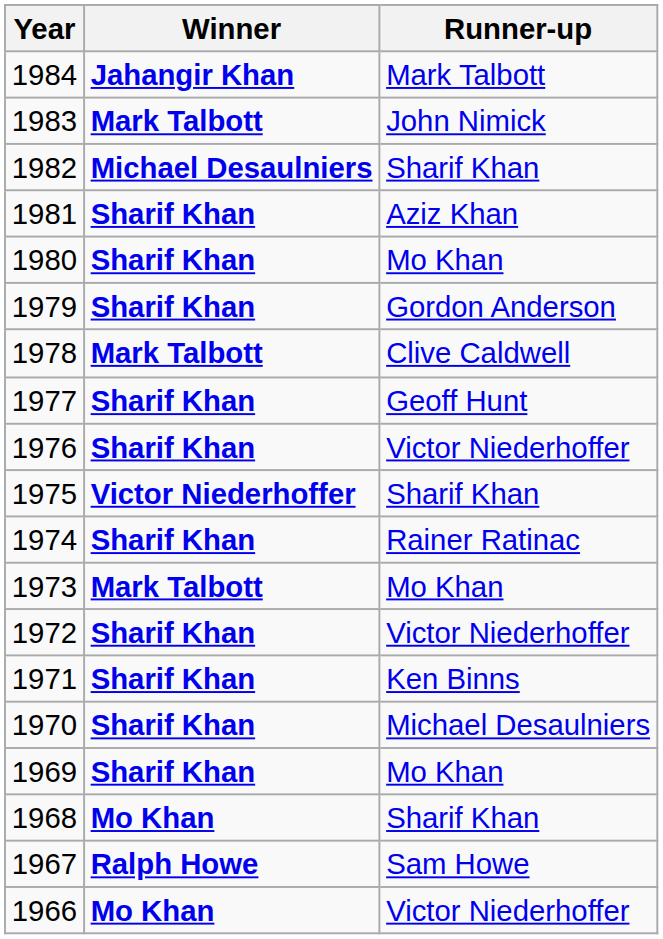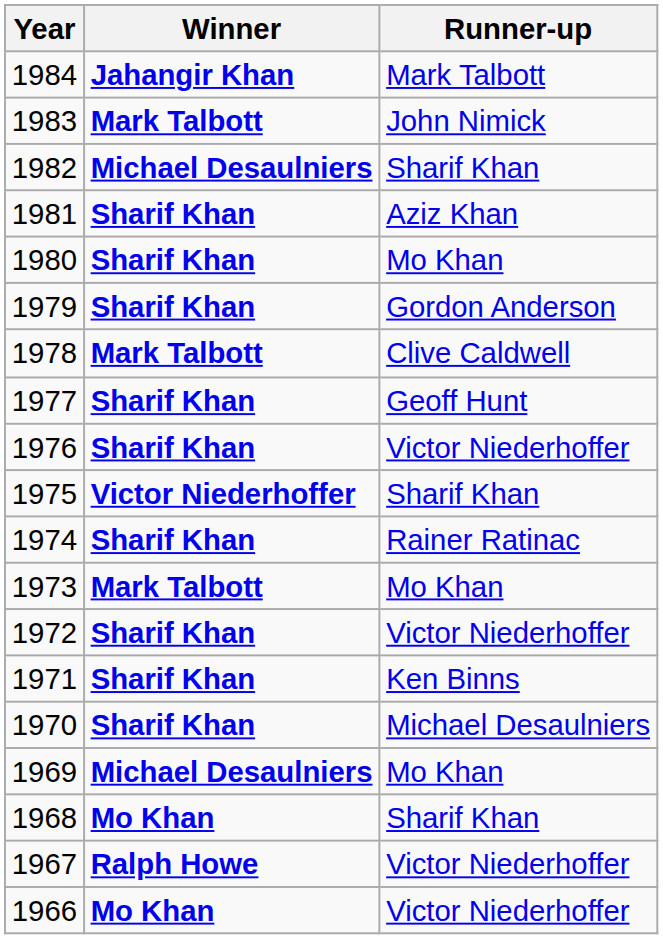(173, 771) Sharif Khan -> (232, 771) Michael Desaulniers
(458, 864) Sam Howe -> (508, 864) Victor Niederhoffer
